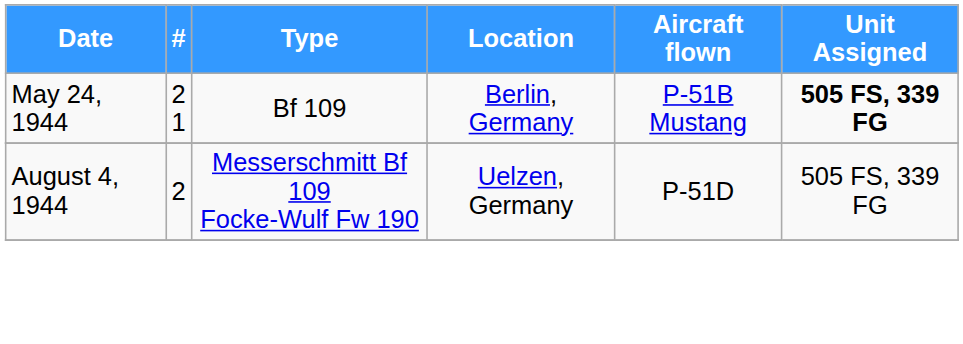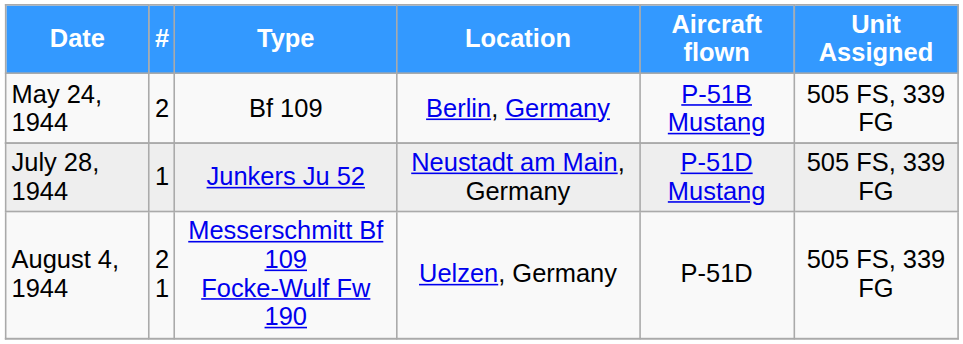(179, 107) 2 1 -> (162, 107) 2
(870, 107) bold -> (876, 107) normal
+ row: (55, 176)
(179, 191) 2 -> (162, 274) 2 1
